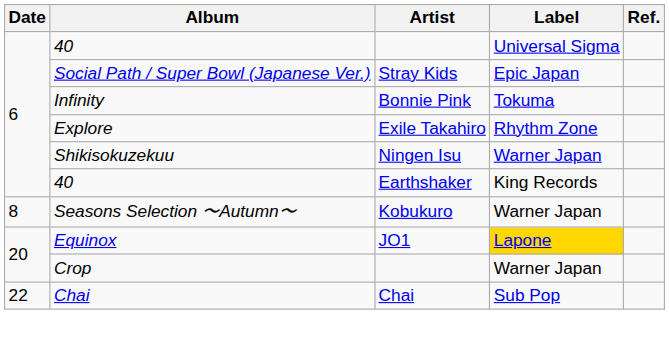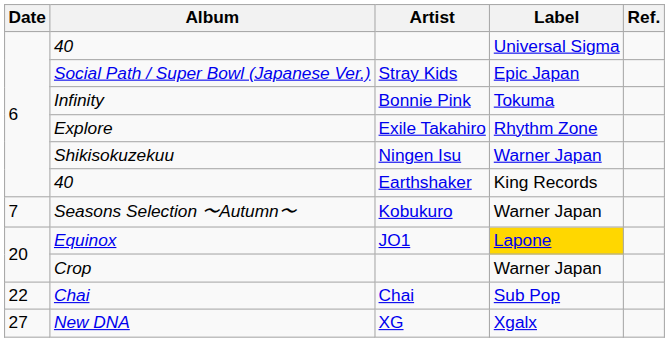(13, 211) 8 -> (13, 211) 7
+ row: (92, 322)
